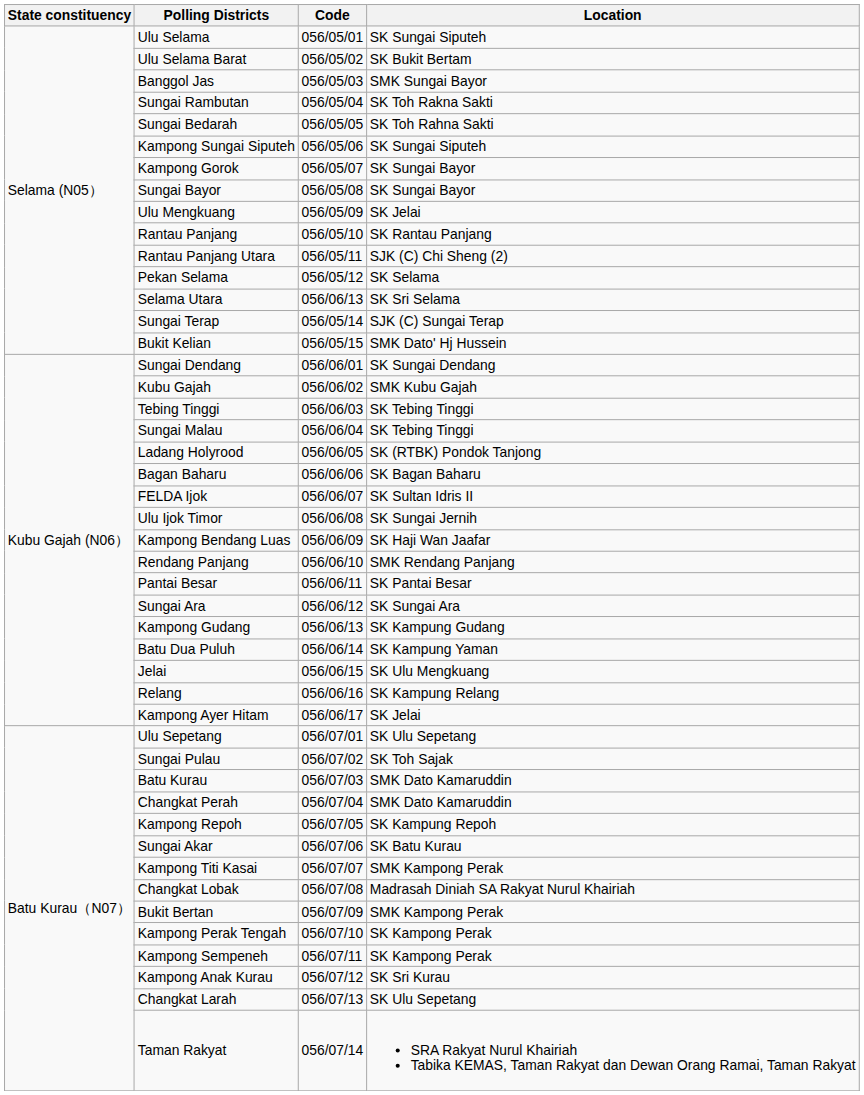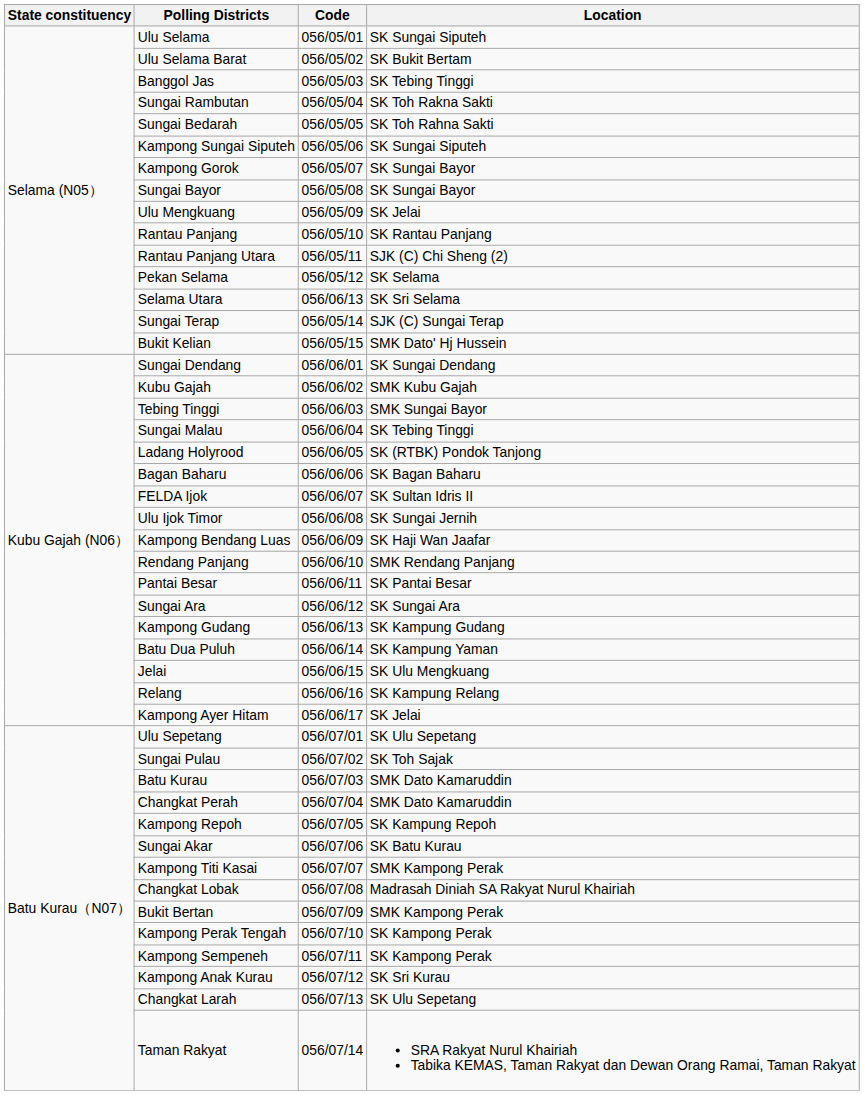(428, 81) SMK Sungai Bayor -> (422, 81) SK Tebing Tinggi
(422, 409) SK Tebing Tinggi -> (428, 409) SMK Sungai Bayor
